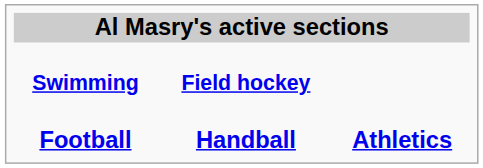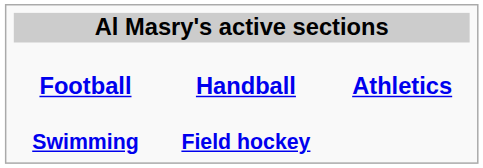rows swapped: (85, 140) <-> (85, 83)
